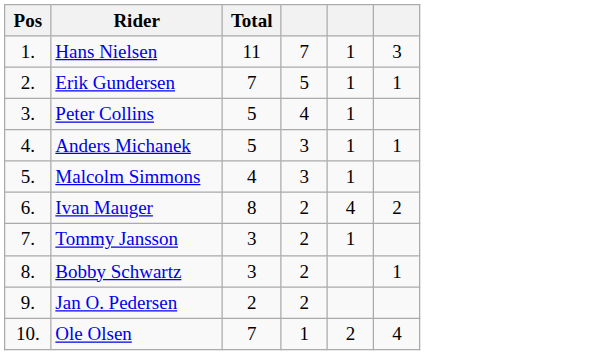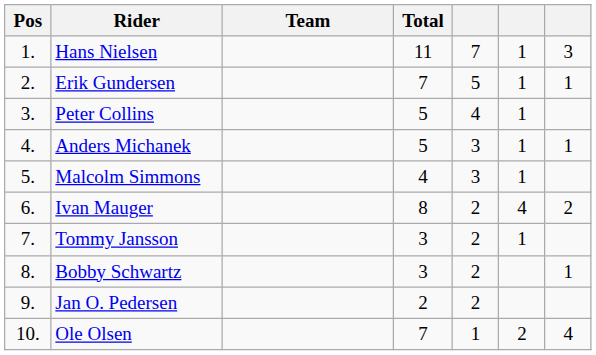+ column: (308, 20)
